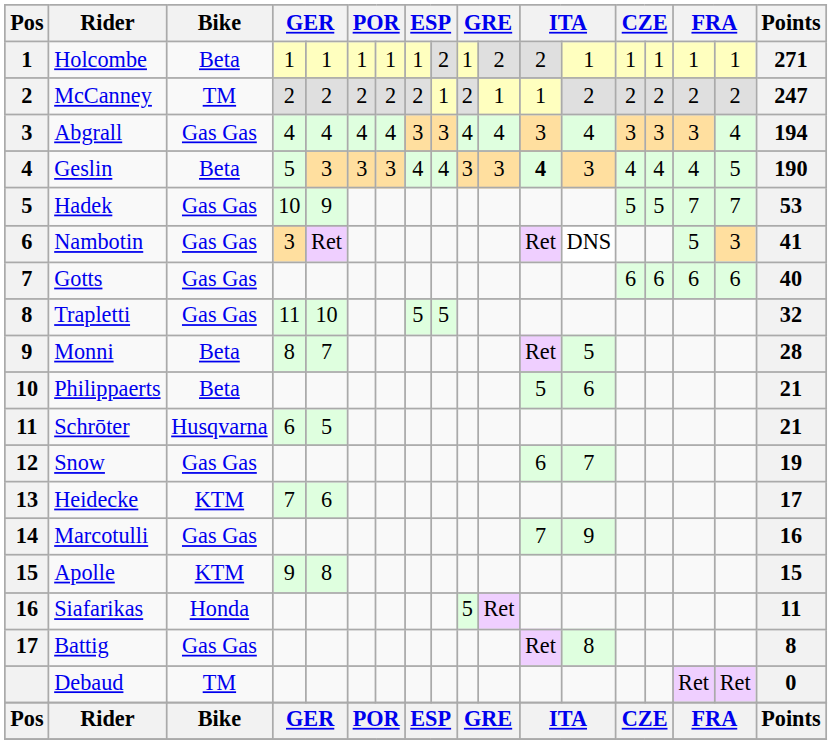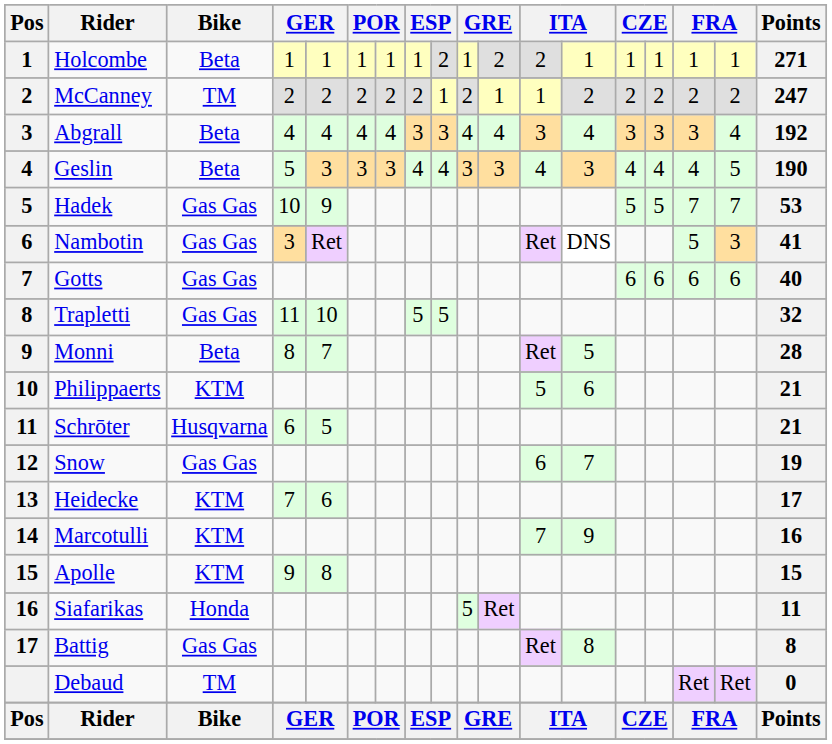(219, 132) Gas Gas -> (219, 132) Beta
(791, 132) 194 -> (791, 132) 192
(540, 169) bold -> (540, 169) normal
(219, 389) Beta -> (219, 389) KTM
(219, 536) Gas Gas -> (219, 536) KTM
